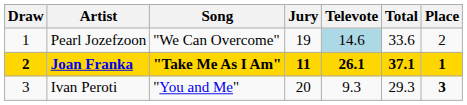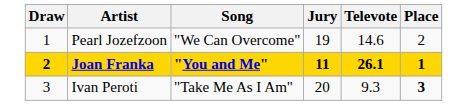- column: (402, 16)
(352, 40) lightblue background -> (371, 40) no background
(217, 64) "Take Me As I Am" -> (221, 64) "You and Me"
(196, 87) "You and Me" -> (234, 87) "Take Me As I Am"
